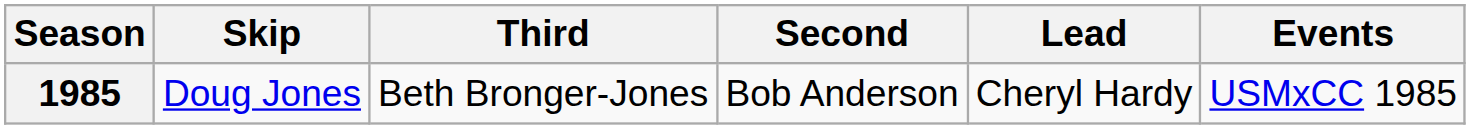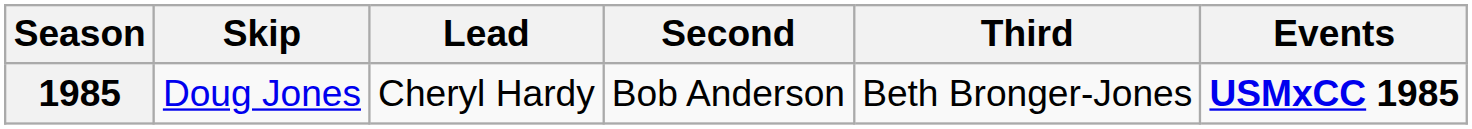columns swapped: (543, 33) <-> (1084, 33)
(1333, 92) normal -> (1334, 92) bold
